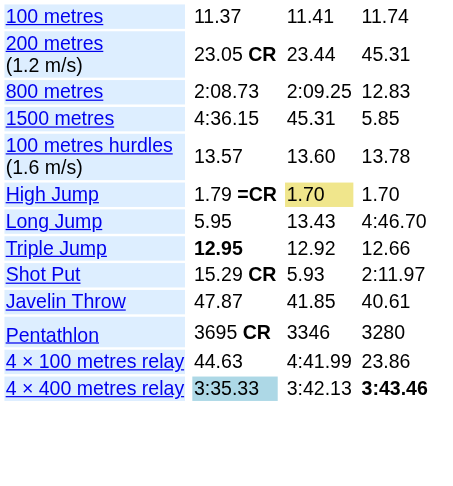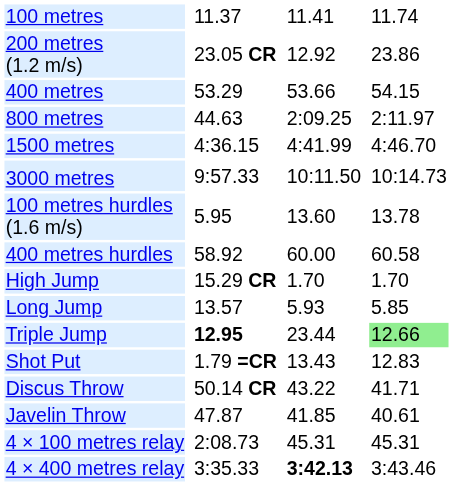(311, 54) 23.44 -> (311, 54) 12.92
(386, 54) 45.31 -> (395, 54) 23.86
+ row: (54, 92)
(226, 92) 2:08.73 -> (218, 119) 44.63
(386, 92) 12.83 -> (403, 119) 2:11.97
(311, 119) 45.31 -> (319, 145) 4:41.99
(381, 119) 5.85 -> (404, 145) 4:46.70
+ row: (66, 176)
(218, 156) 13.57 -> (213, 217) 5.95
+ row: (89, 254)
(235, 194) 1.79 =CR -> (235, 281) 15.29 CR
(306, 194) khaki background -> (306, 281) no background
(213, 221) 5.95 -> (218, 308) 13.57
(311, 221) 13.43 -> (306, 308) 5.93
(394, 221) 4:46.70 -> (390, 308) 5.85
(311, 248) 12.92 -> (311, 335) 23.44
(386, 248) no background -> (395, 335) lightgreen background
(235, 275) 15.29 CR -> (235, 362) 1.79 =CR
(306, 275) 5.93 -> (311, 362) 13.43
(393, 275) 2:11.97 -> (395, 362) 12.83
+ row: (65, 389)
- row: (58, 332)
(218, 362) 44.63 -> (226, 442) 2:08.73
(319, 362) 4:41.99 -> (311, 442) 45.31
(386, 362) 23.86 -> (395, 442) 45.31
(226, 389) lightblue background -> (226, 469) no background
(319, 389) normal -> (320, 469) bold
(395, 389) bold -> (404, 469) normal
